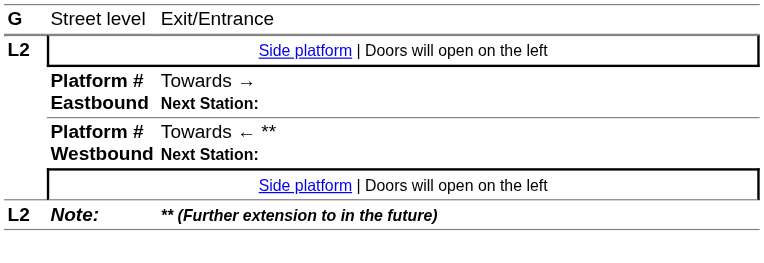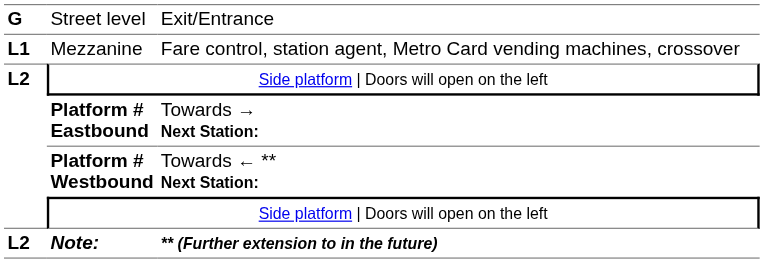+ row: (96, 49)
